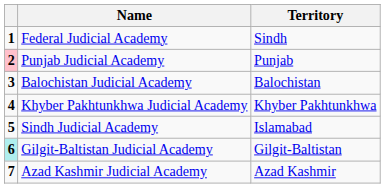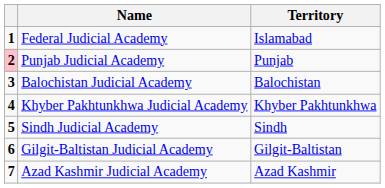(271, 37) Sindh -> (283, 37) Islamabad
(283, 127) Islamabad -> (271, 127) Sindh
(11, 149) paleturquoise background -> (11, 149) no background
